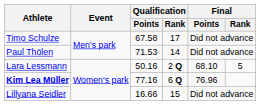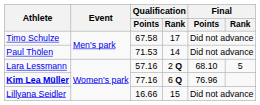(146, 66) 50.16 -> (146, 66) 57.16
